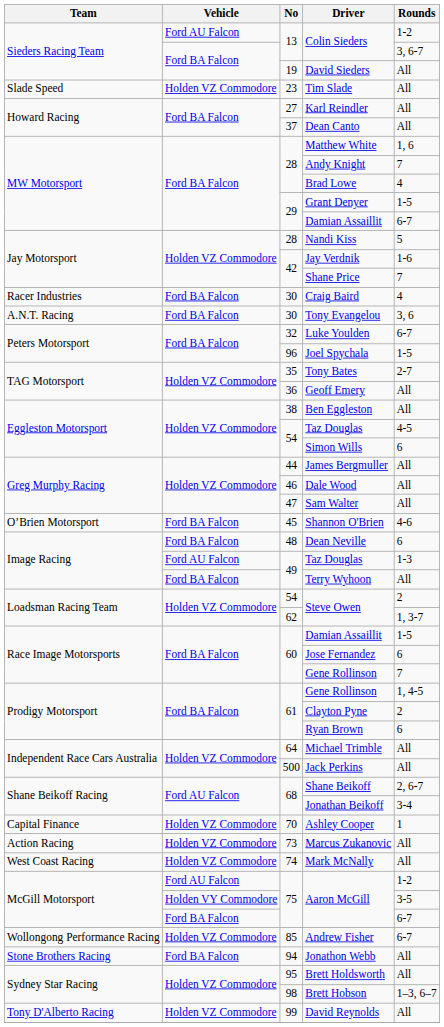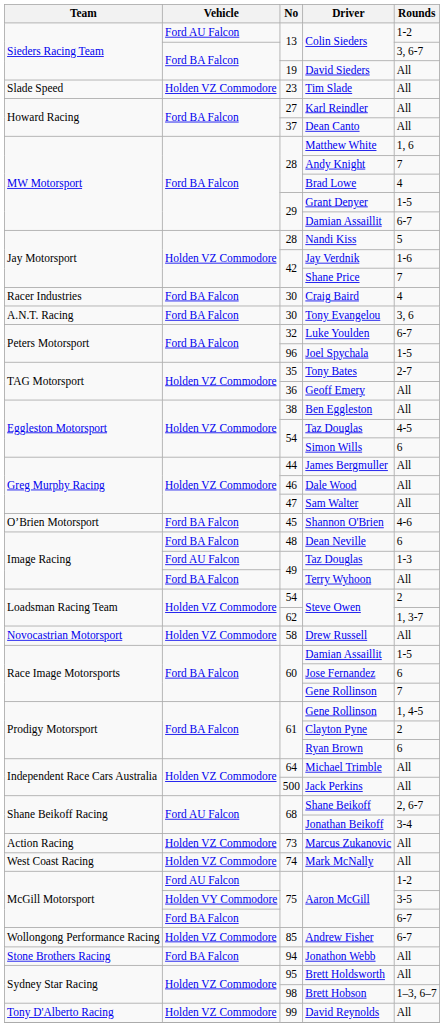+ row: (291, 635)
- row: (291, 823)
